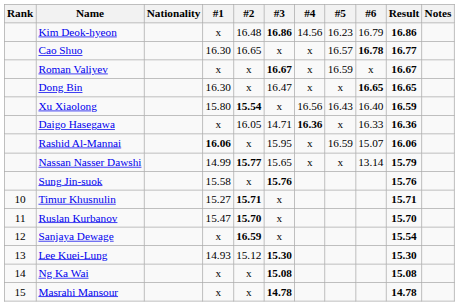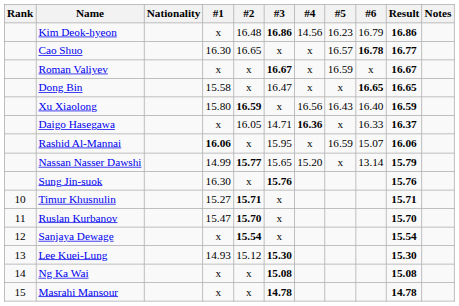(218, 88) 16.30 -> (218, 88) 15.58
(249, 106) 15.54 -> (249, 106) 16.59
(404, 125) 16.36 -> (404, 125) 16.37
(310, 162) x -> (310, 162) 15.20
(218, 180) 15.58 -> (218, 180) 16.30
(249, 236) 16.59 -> (249, 236) 15.54
